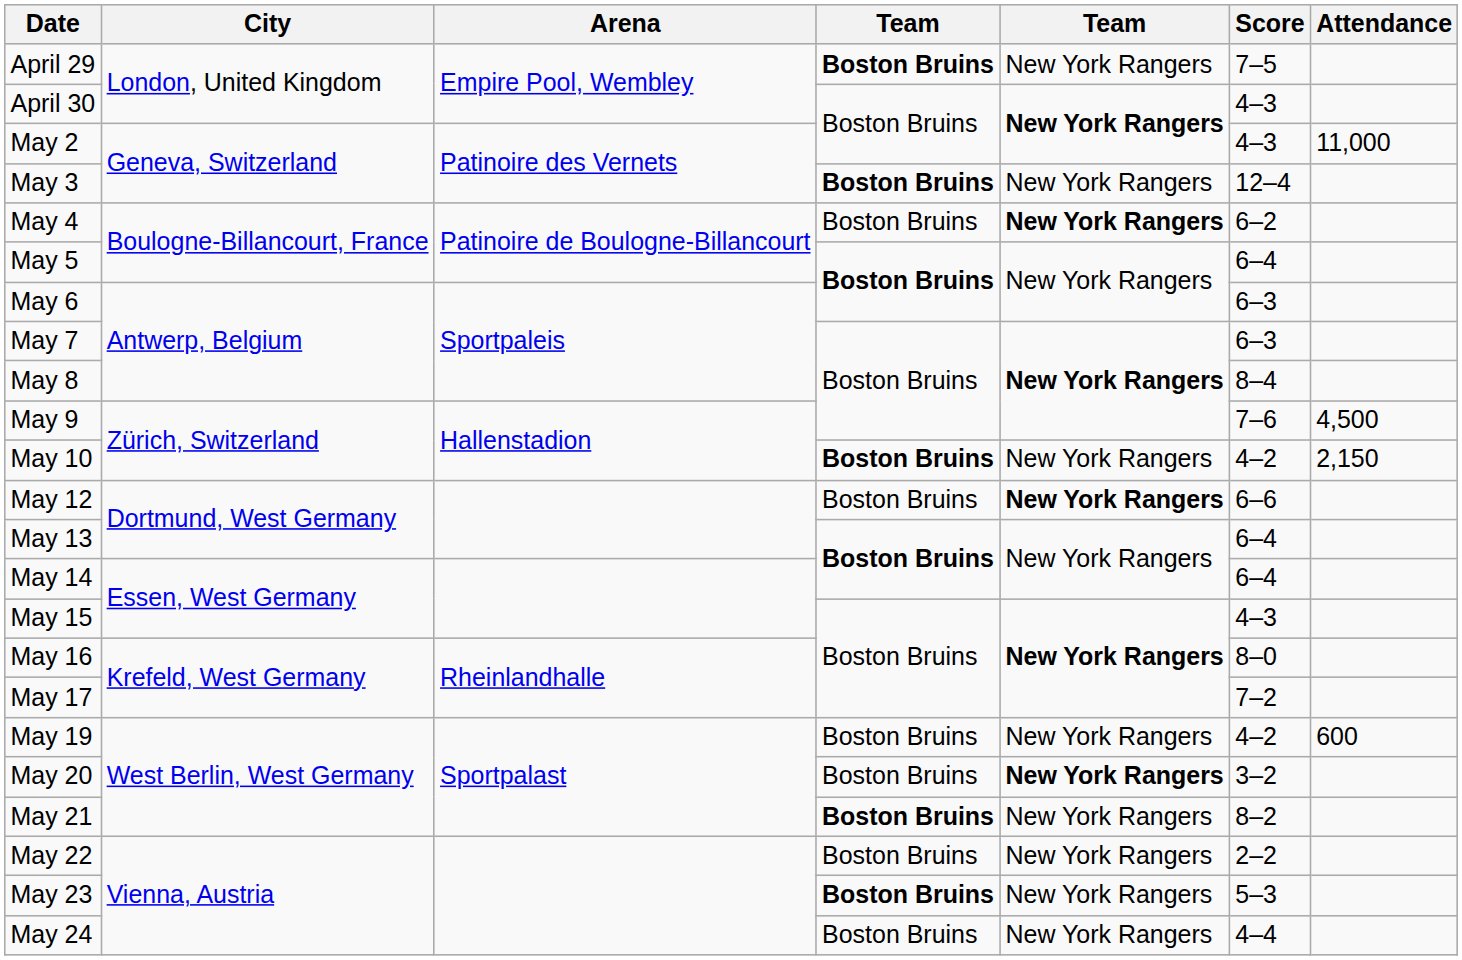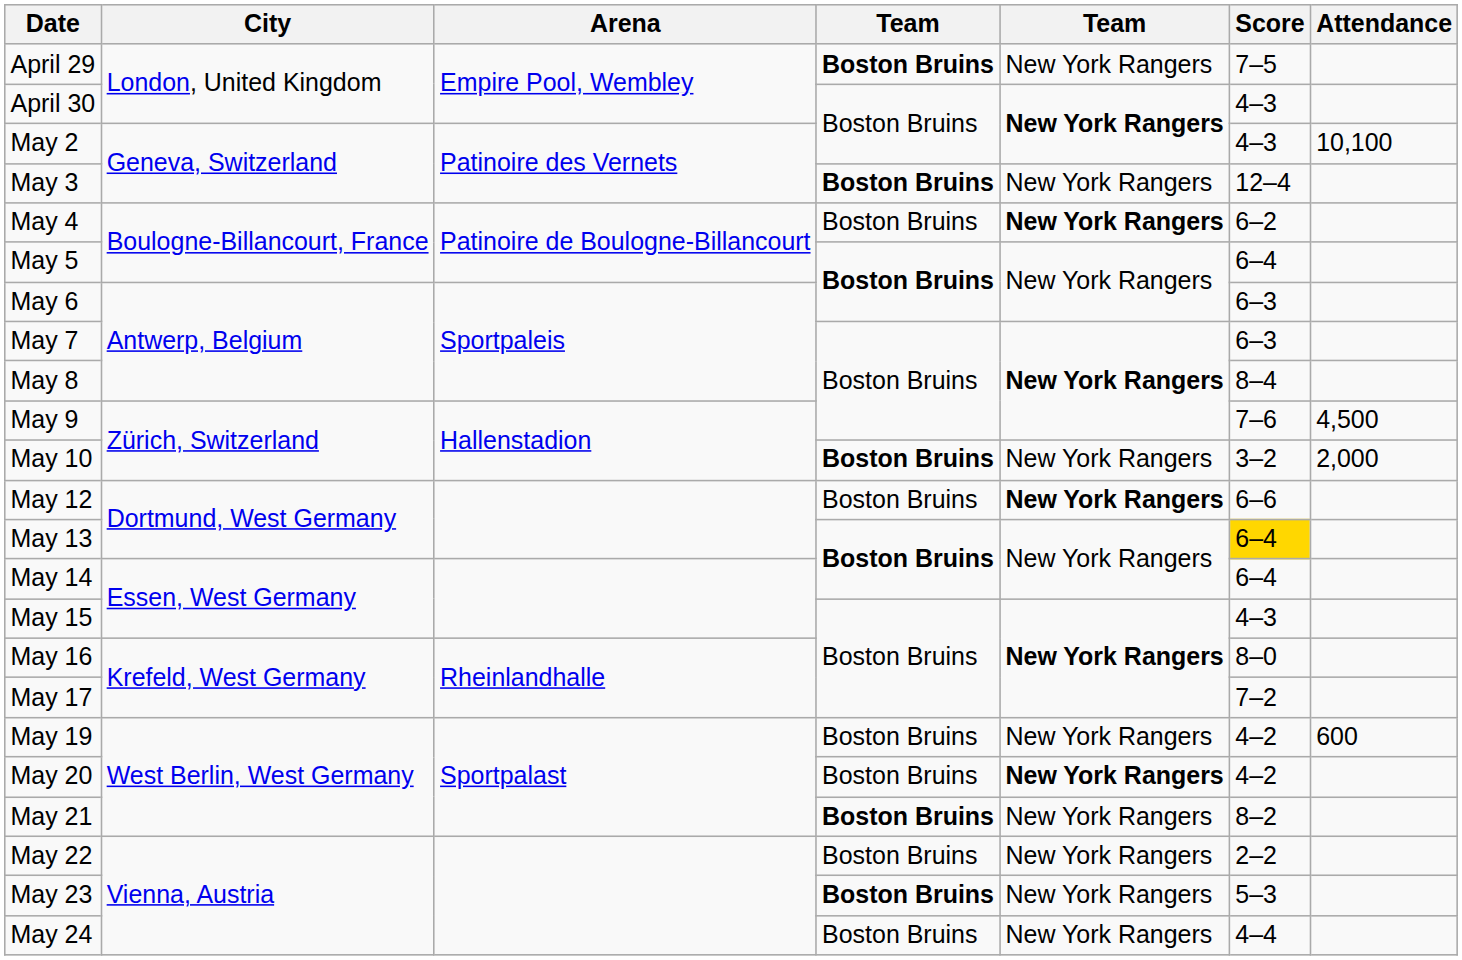(1353, 143) 11,000 -> (1354, 143) 10,100
(1256, 459) 4–2 -> (1256, 459) 3–2
(1347, 459) 2,150 -> (1347, 459) 2,000
(1256, 538) no background -> (1256, 538) gold background
(1256, 776) 3–2 -> (1256, 776) 4–2
